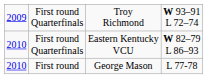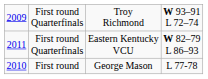(17, 44) 2010 -> (17, 44) 2011
